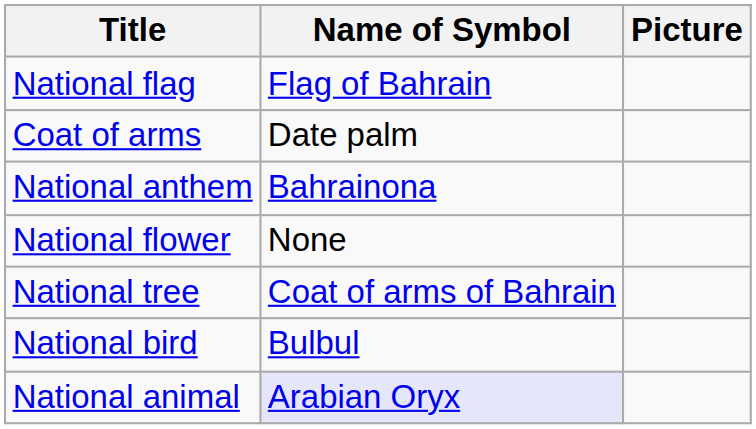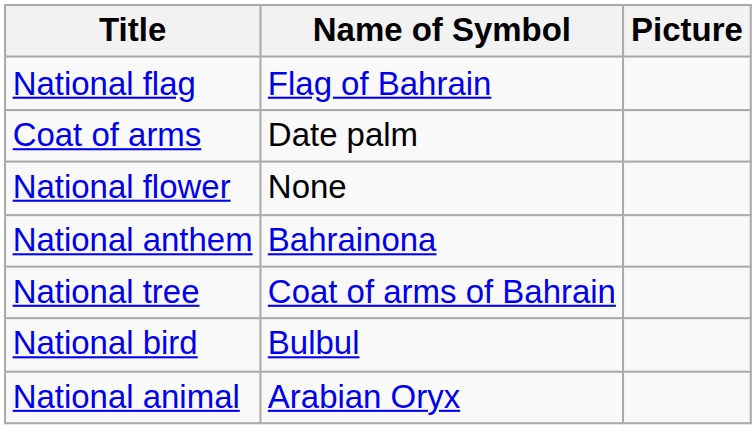rows swapped: (133, 187) <-> (122, 239)
(364, 396) lavender background -> (364, 396) no background
